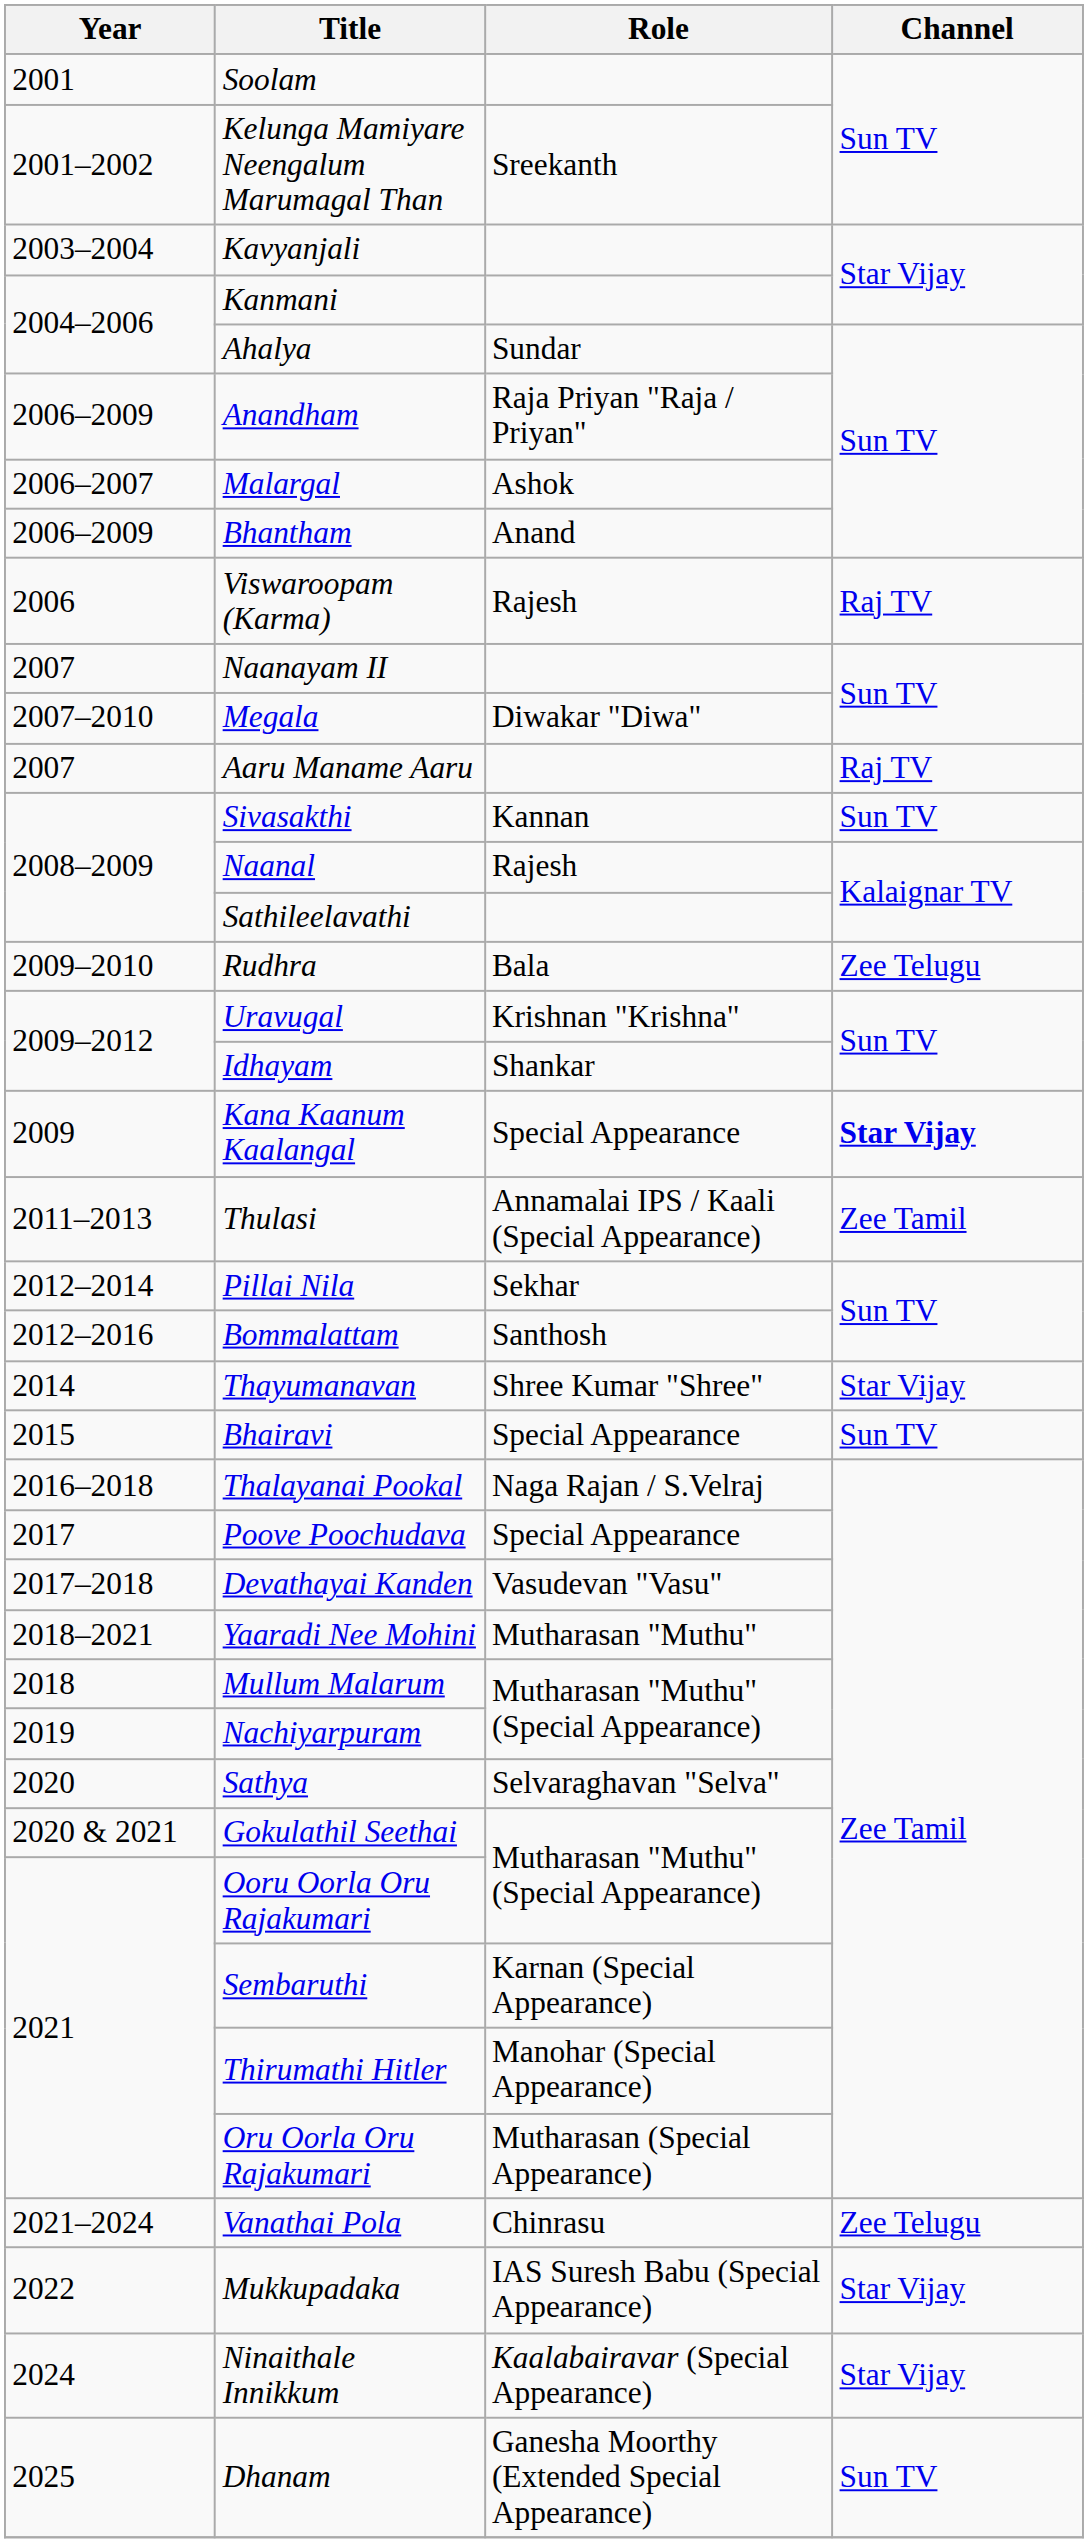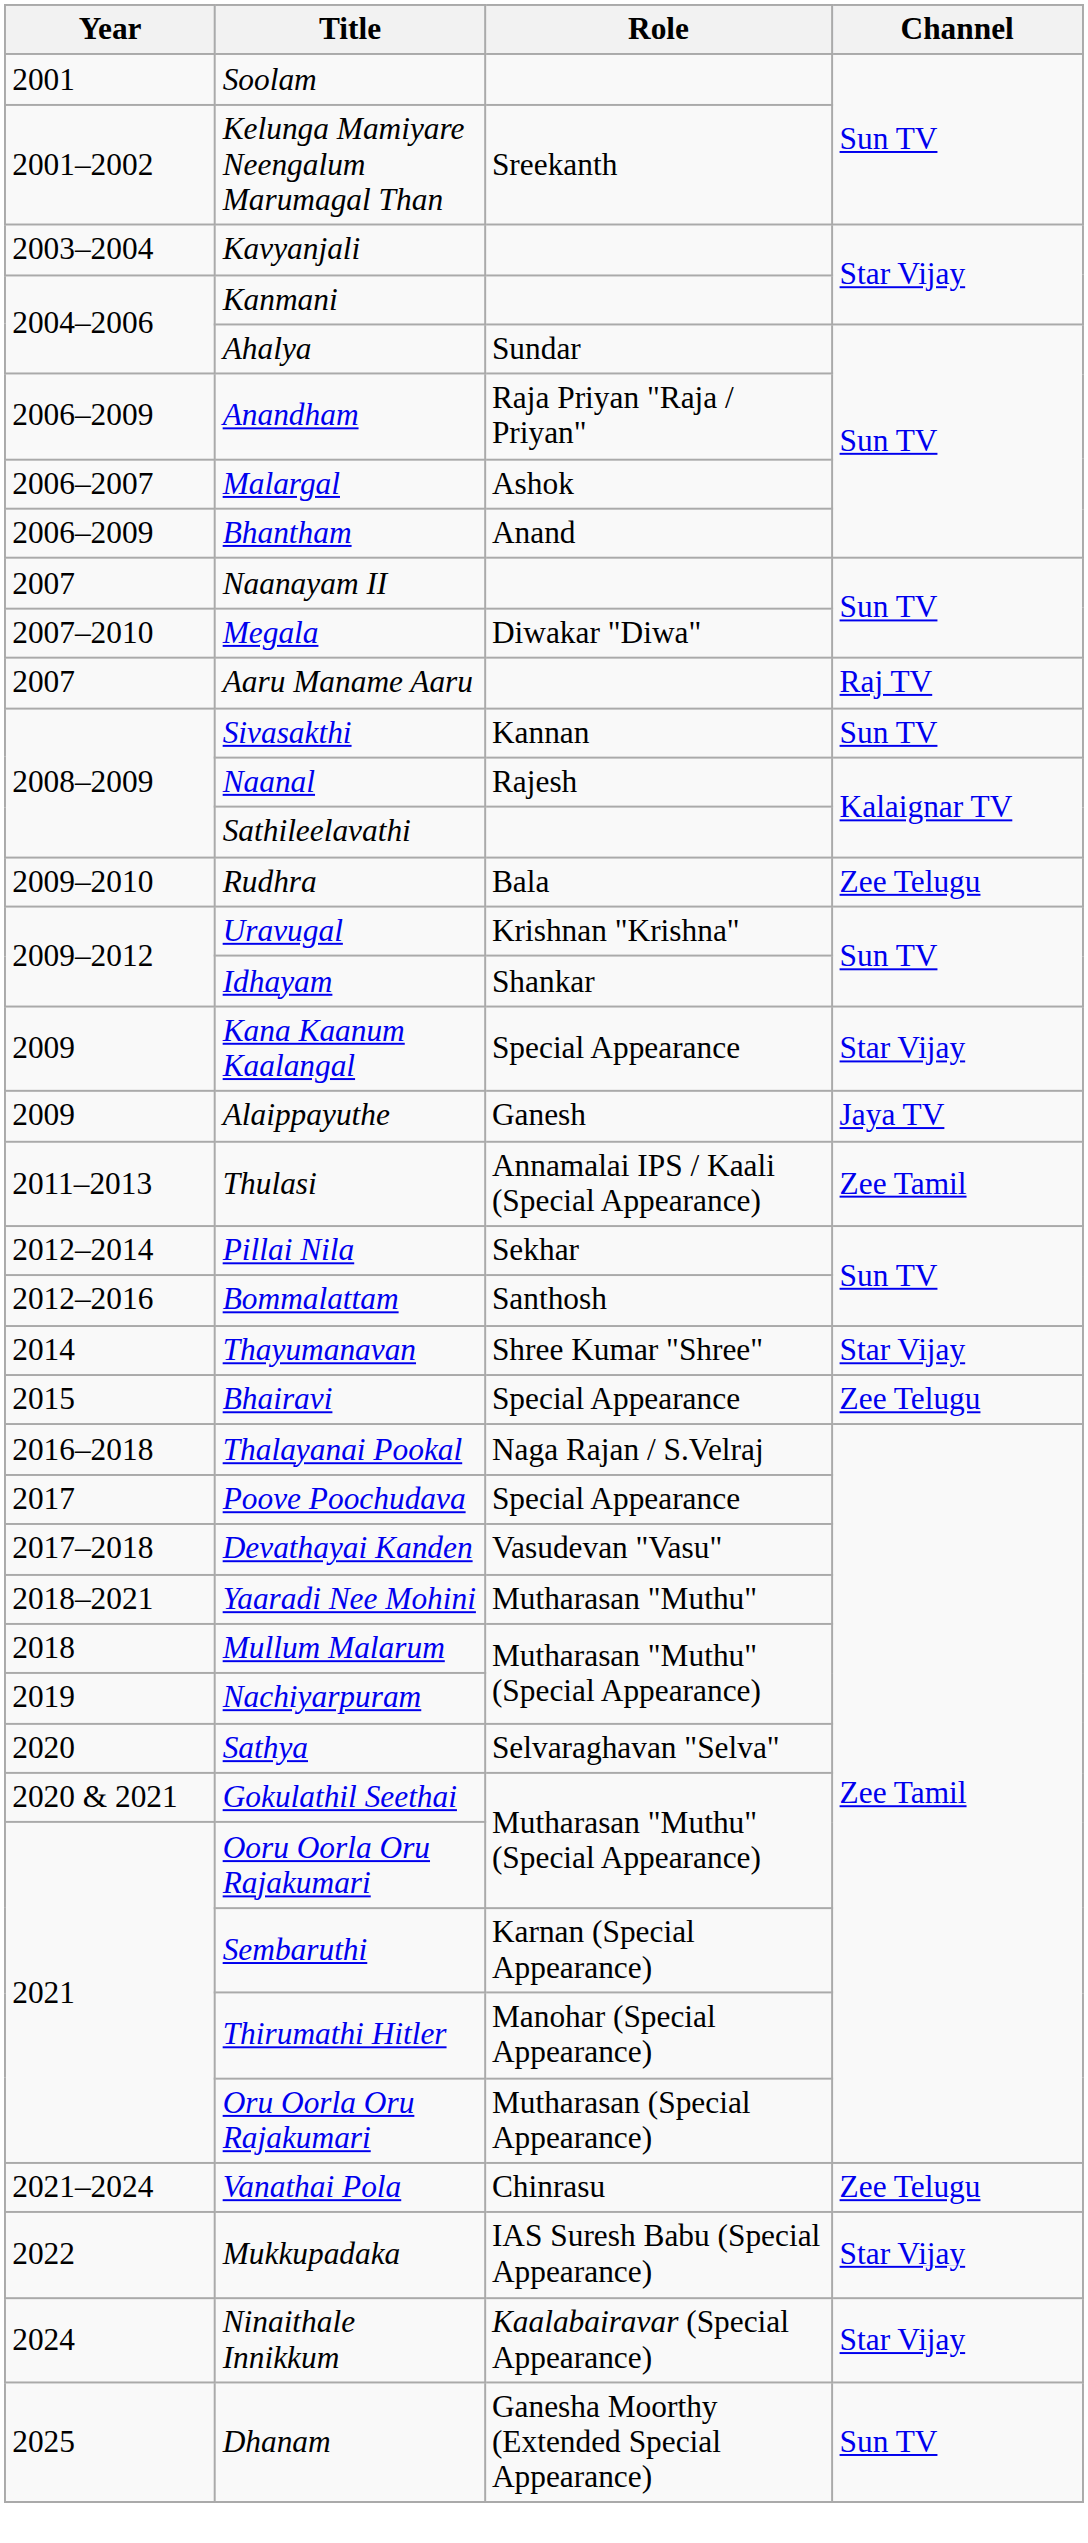- row: (308, 600)
(908, 1133) bold -> (902, 1048) normal
+ row: (306, 1115)
(889, 1434) Sun TV -> (910, 1399) Zee Telugu
